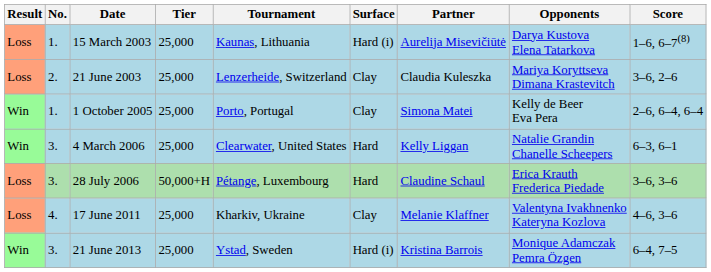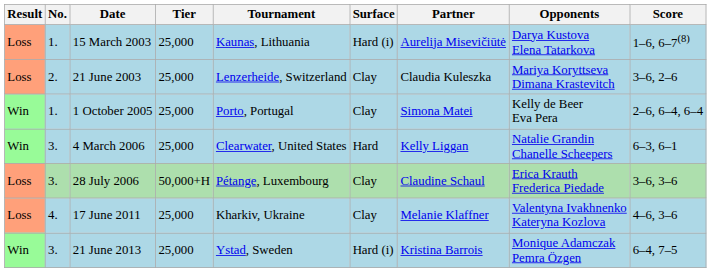(365, 180) Hard -> (365, 180) Clay
